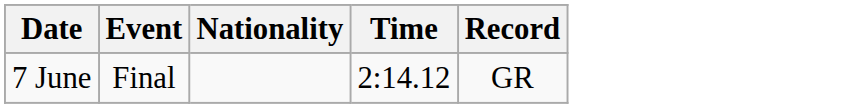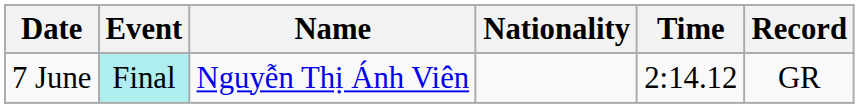+ column: (333, 28)
(144, 77) no background -> (144, 77) paleturquoise background
